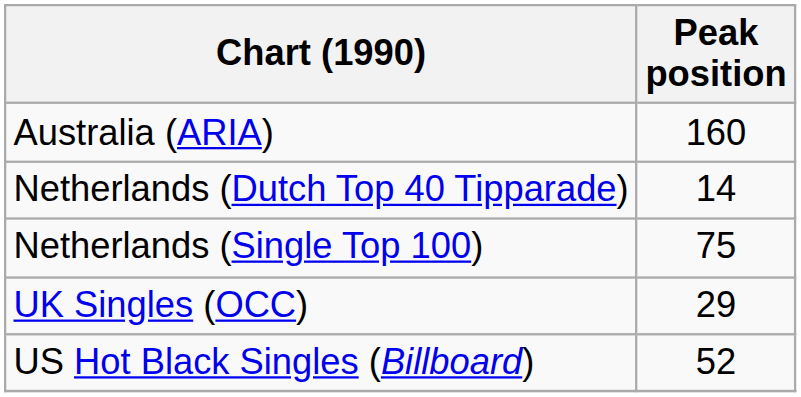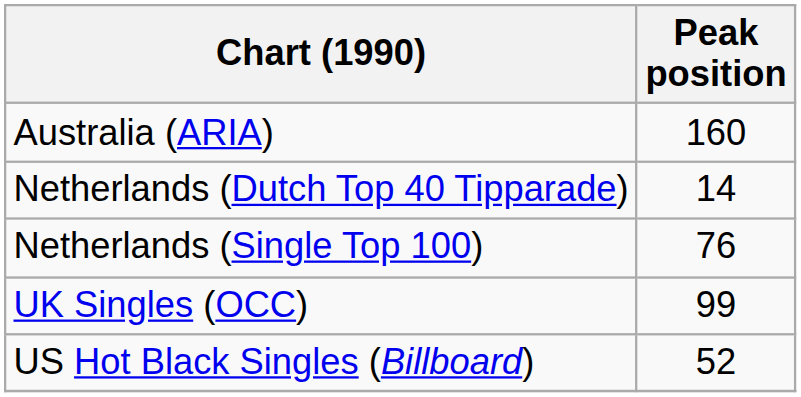(716, 246) 75 -> (716, 246) 76
(716, 304) 29 -> (716, 304) 99
